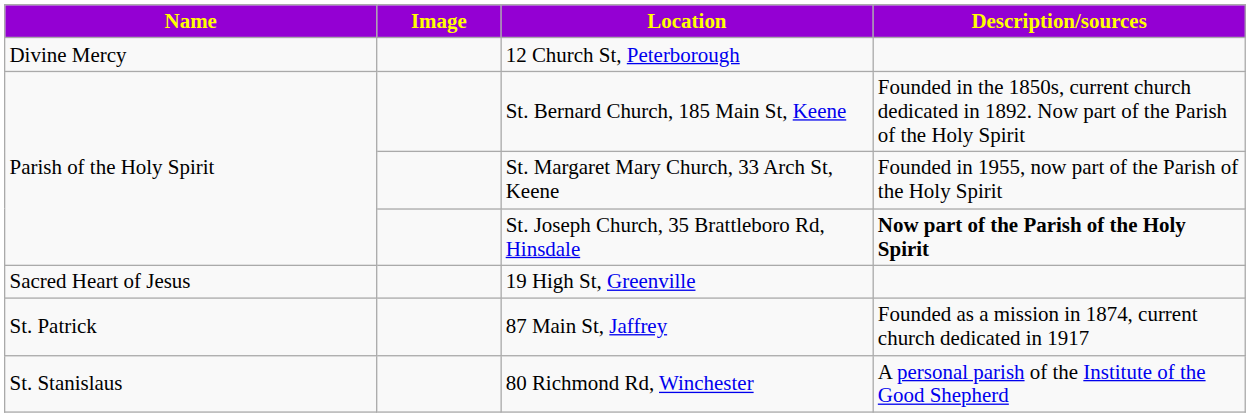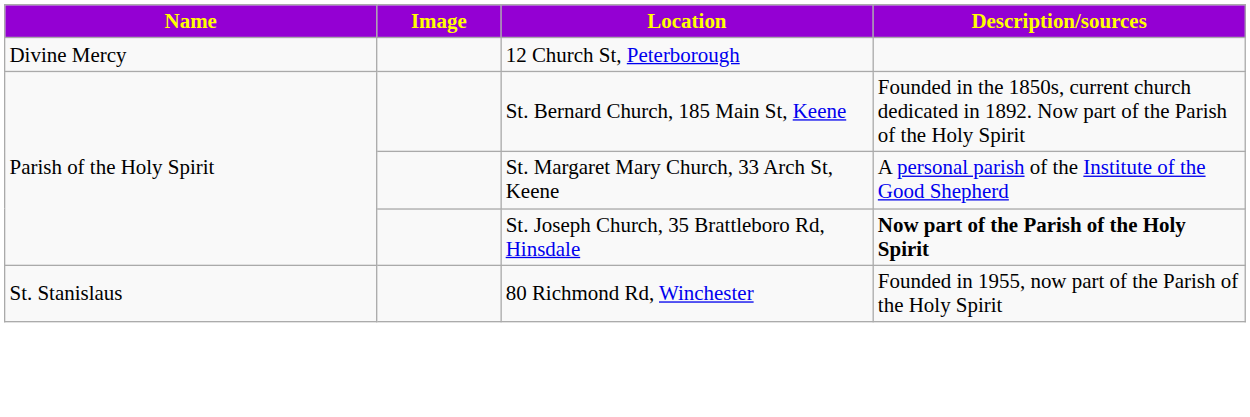(1058, 179) Founded in 1955, now part of the Parish of the Holy Spirit -> (1042, 179) A personal parish of the Institute of the Good Shepherd
- row: (601, 281)
- row: (586, 326)
(1042, 383) A personal parish of the Institute of the Good Shepherd -> (1058, 293) Founded in 1955, now part of the Parish of the Holy Spirit
